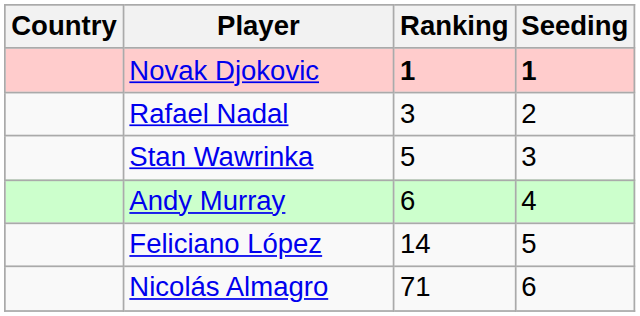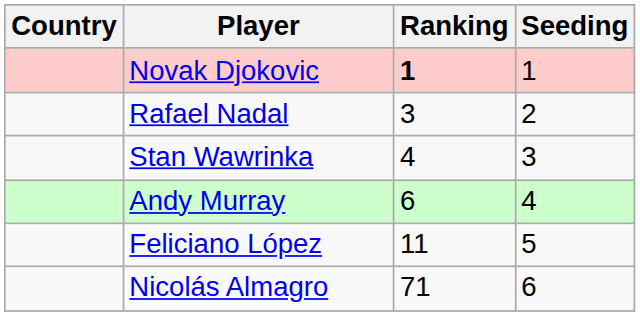(529, 69) bold -> (529, 69) normal
(408, 157) 5 -> (408, 157) 4
(415, 244) 14 -> (414, 244) 11
